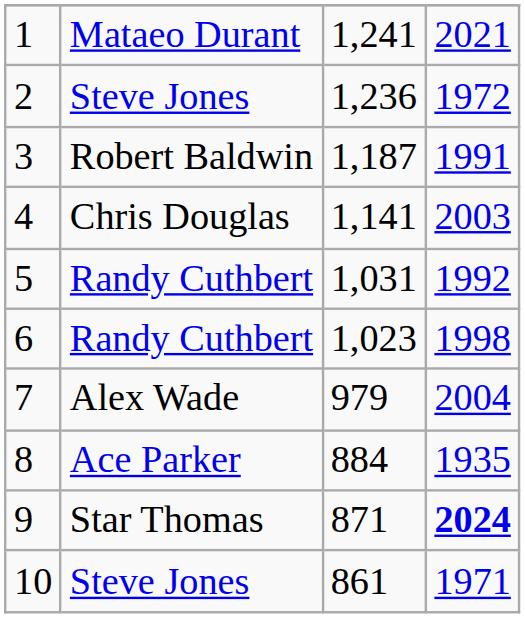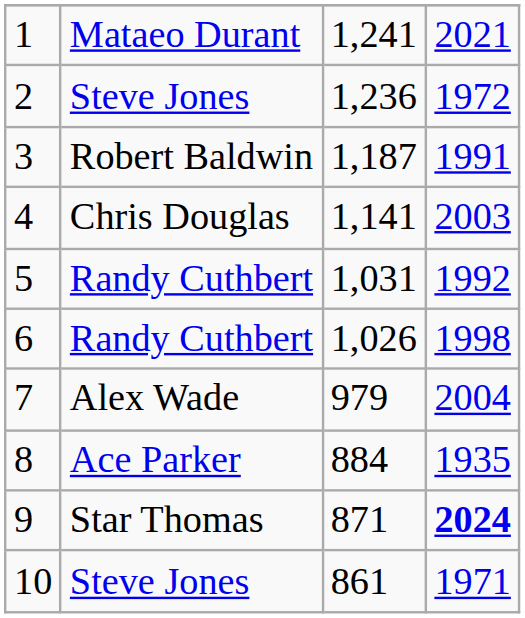(374, 338) 1,023 -> (374, 338) 1,026
